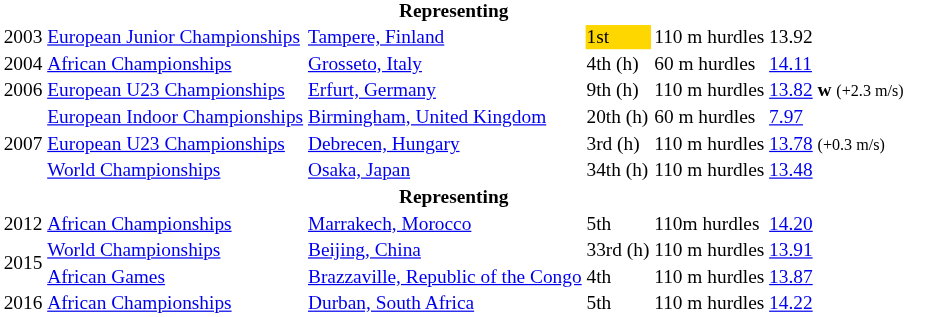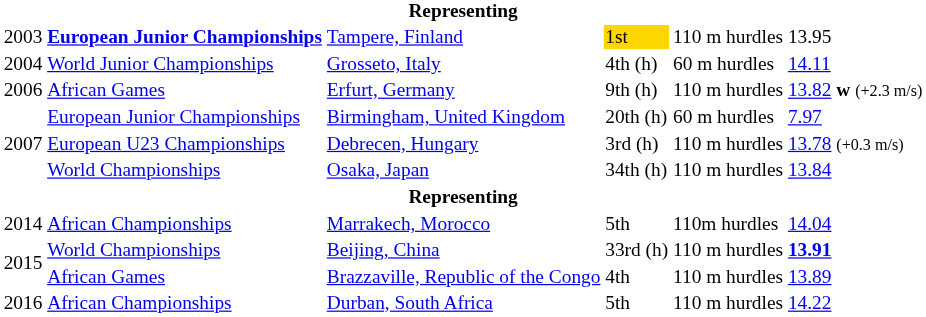(174, 37) normal -> (185, 37) bold
(791, 37) 13.92 -> (810, 37) 13.95
(139, 63) African Championships -> (160, 63) World Junior Championships
(166, 90) European U23 Championships -> (106, 90) African Games
(175, 116) European Indoor Championships -> (174, 116) European Junior Championships
(791, 170) 13.48 -> (810, 170) 13.84
(23, 223) 2012 -> (23, 223) 2014
(791, 223) 14.20 -> (810, 223) 14.04
(791, 249) normal -> (810, 249) bold
(791, 276) 13.87 -> (810, 276) 13.89
